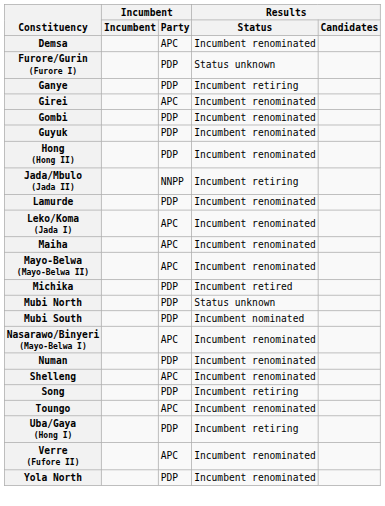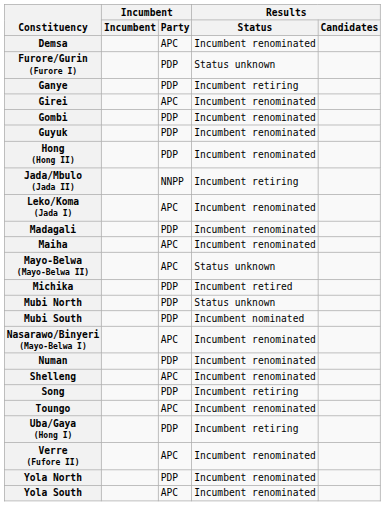- row: (53, 202)
+ row: (53, 229)
(255, 266) Incumbent renominated -> (235, 266) Status unknown
+ row: (53, 493)
